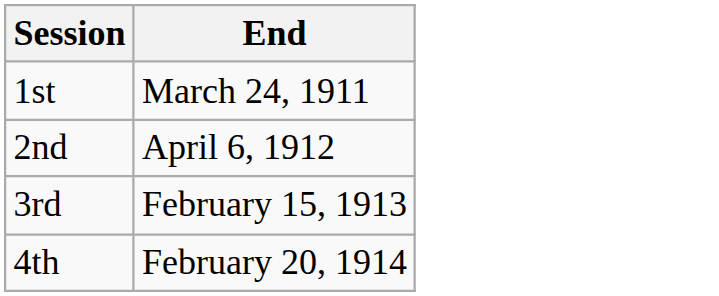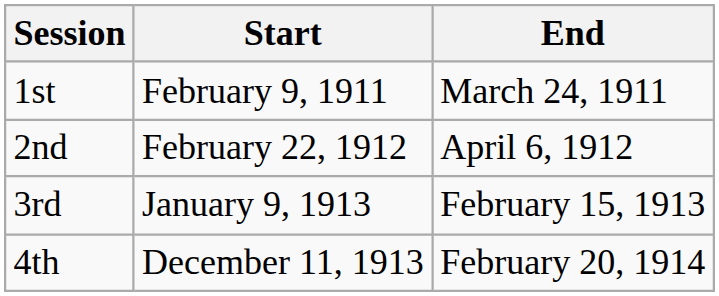+ column: (283, 33)
